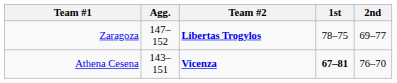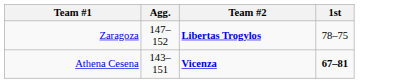- column: (373, 12)
